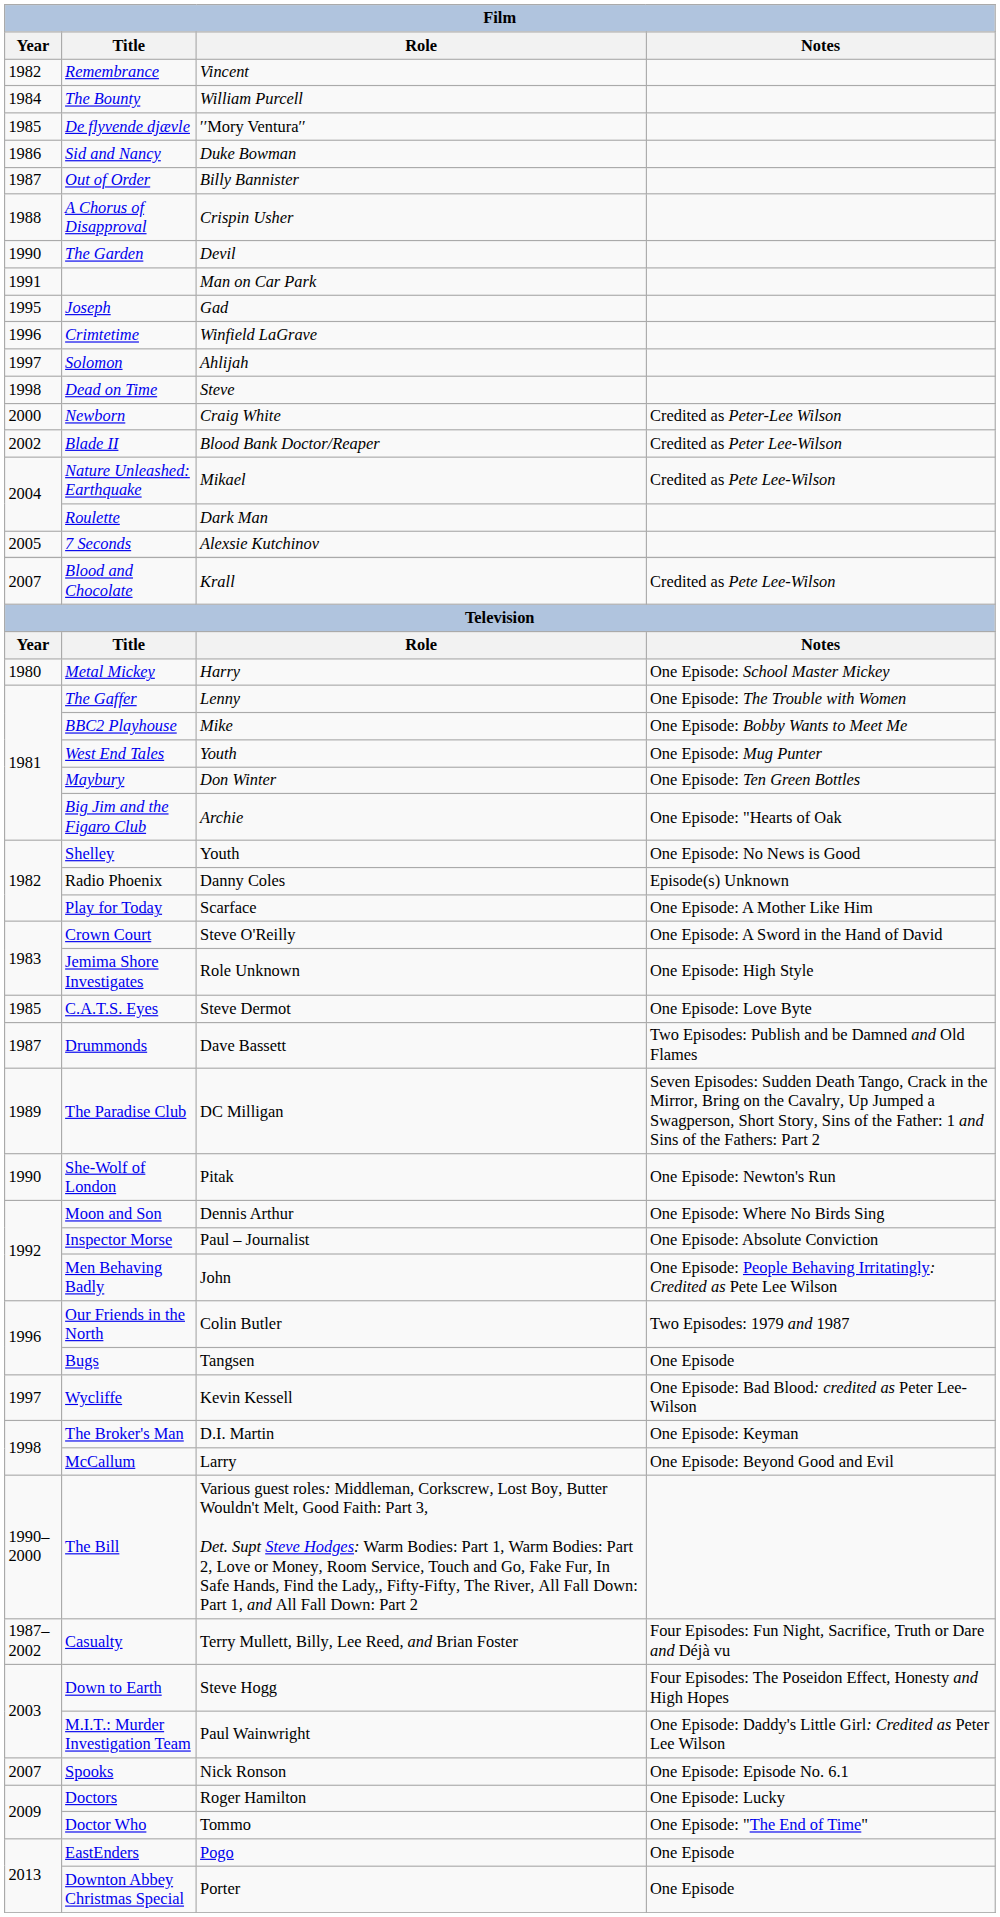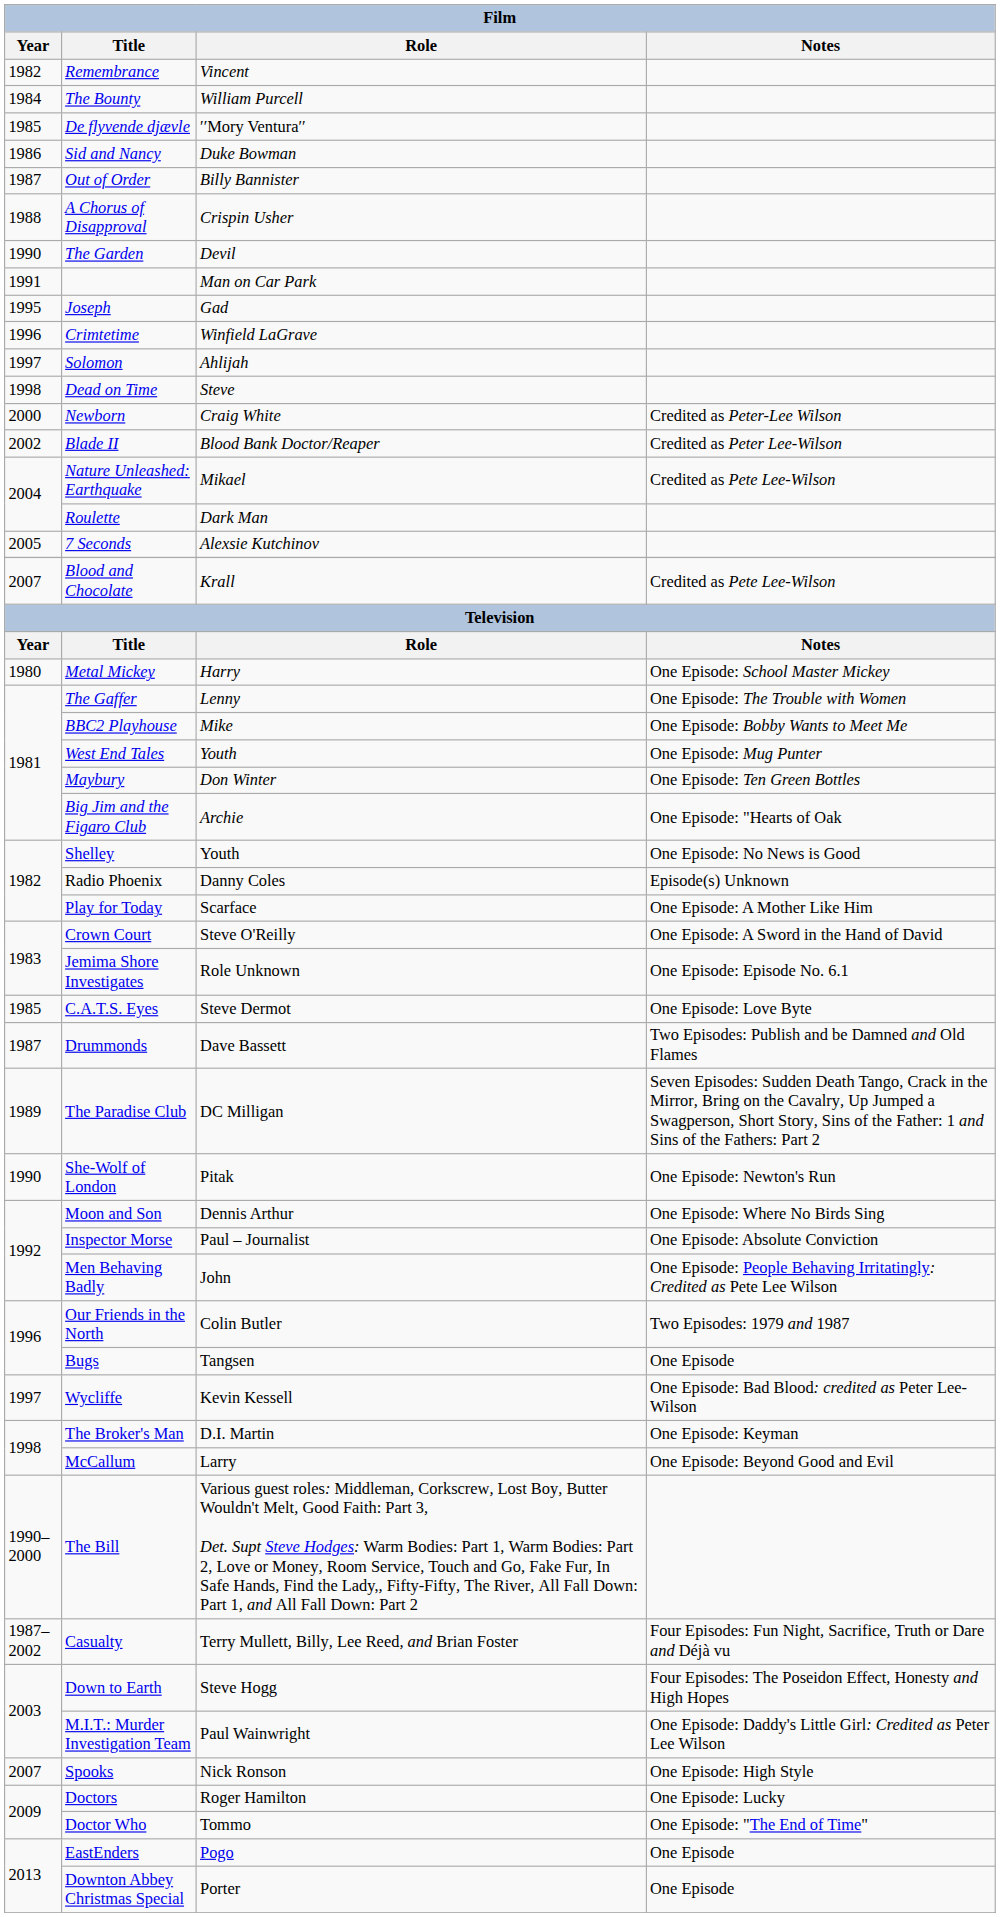(732, 972) One Episode: High Style -> (749, 972) One Episode: Episode No. 6.1
(749, 1771) One Episode: Episode No. 6.1 -> (732, 1771) One Episode: High Style
